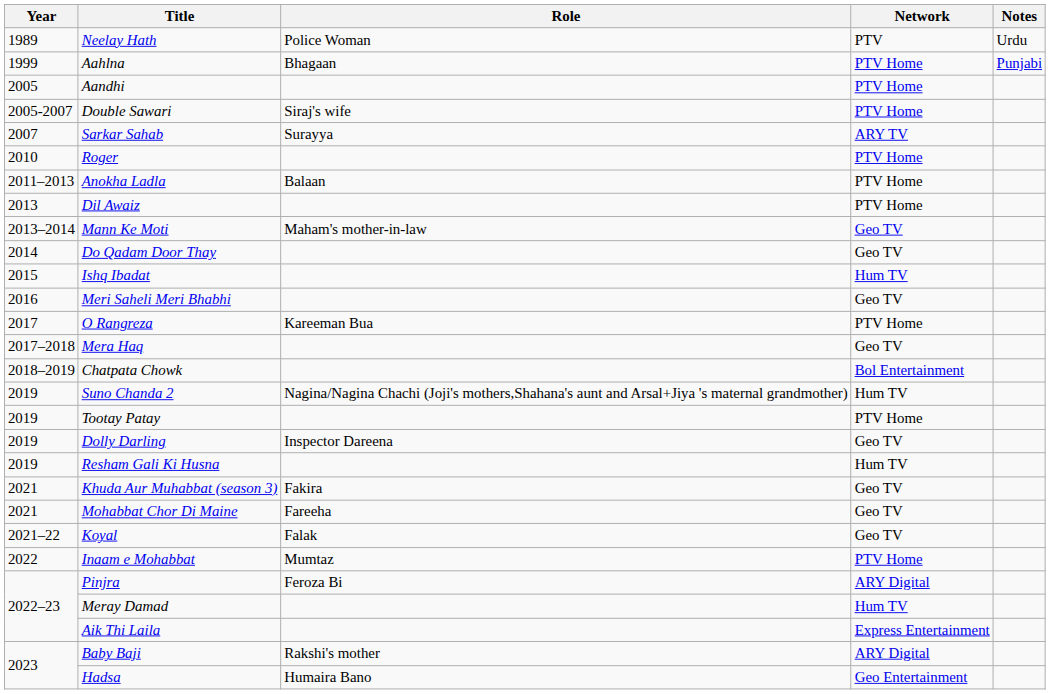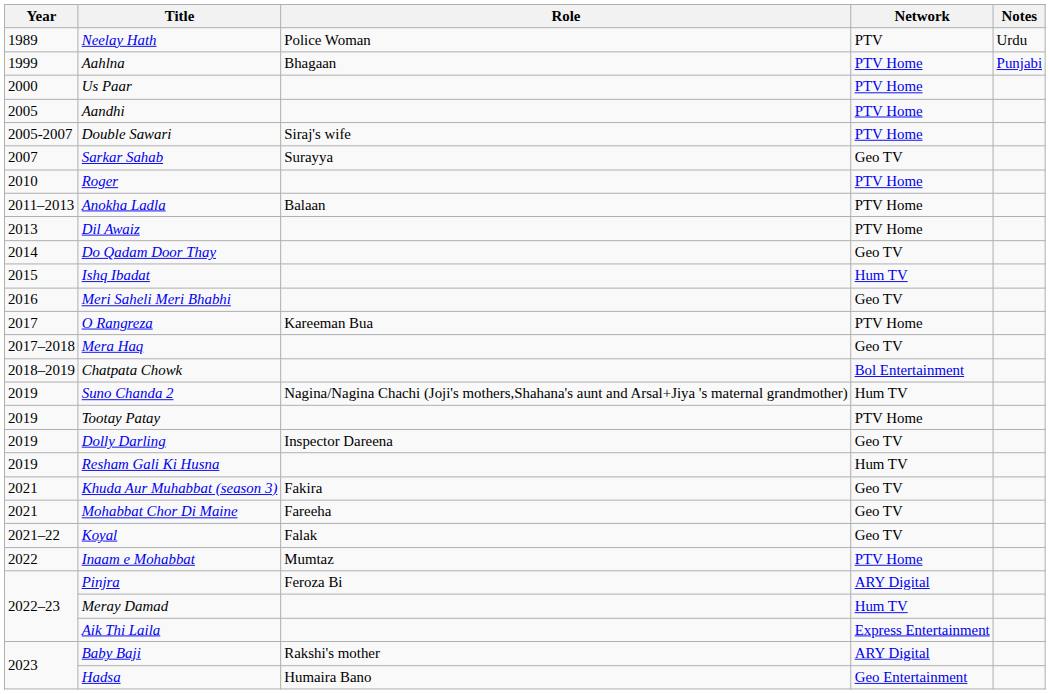+ row: (107, 87)
(881, 134) ARY TV -> (879, 157) Geo TV
- row: (125, 228)
